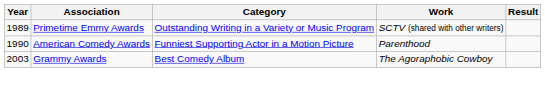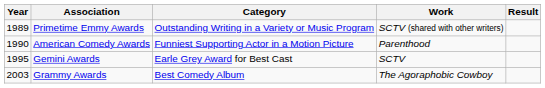+ row: (67, 59)
